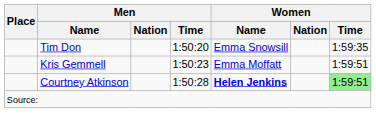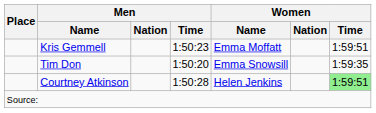rows swapped: (61, 47) <-> (73, 64)
(250, 82) bold -> (248, 82) normal
